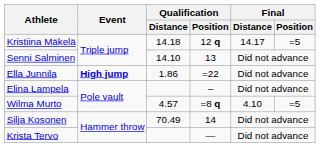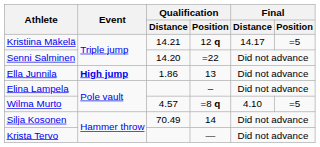(168, 43) 14.18 -> (168, 43) 14.21
(168, 58) 14.10 -> (168, 58) 14.20
(210, 58) 13 -> (210, 58) =22
(210, 73) =22 -> (210, 73) 13
